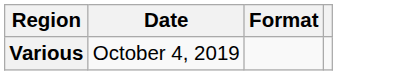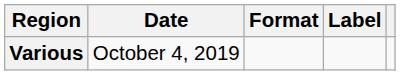+ column: (355, 20)
